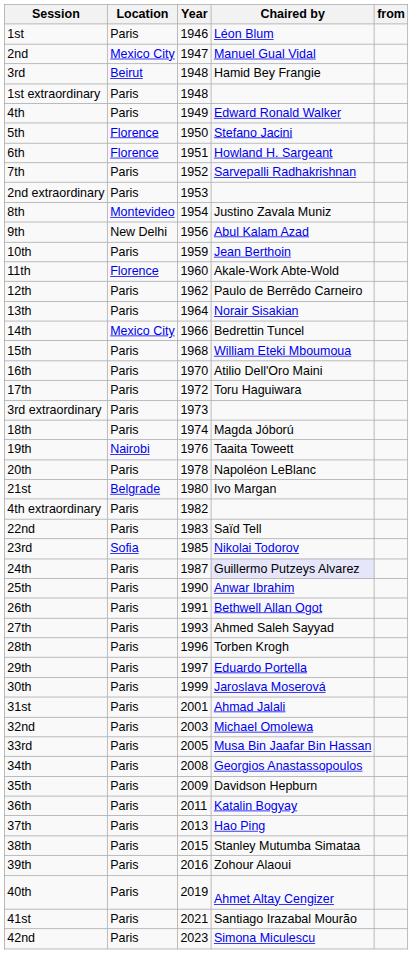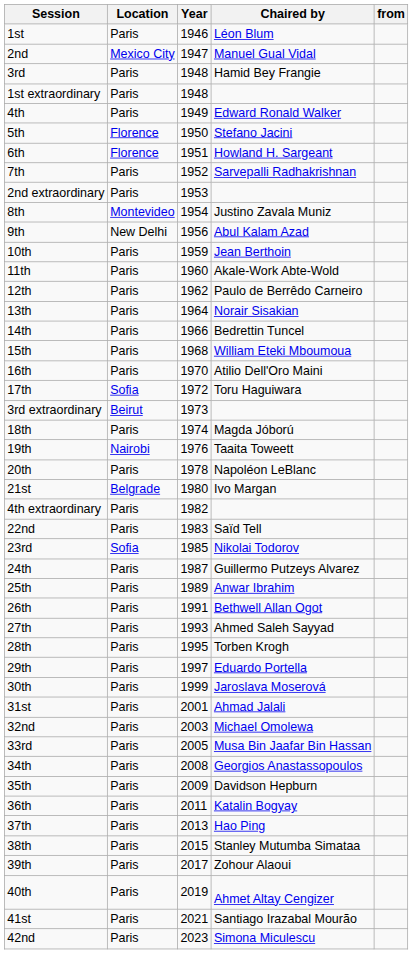(126, 73) Beirut -> (124, 73) Paris
(134, 271) Florence -> (124, 271) Paris
(142, 331) Mexico City -> (124, 331) Paris
(124, 390) Paris -> (124, 390) Sofia
(124, 410) Paris -> (126, 410) Beirut
(287, 568) lavender background -> (287, 568) no background
(194, 588) 1990 -> (194, 588) 1989
(194, 647) 1996 -> (194, 647) 1995
(194, 865) 2016 -> (194, 865) 2017
